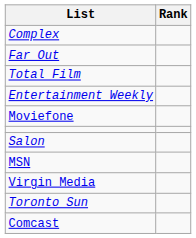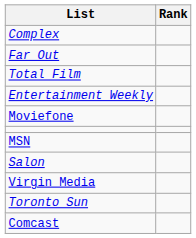rows swapped: (19, 162) <-> (27, 142)
